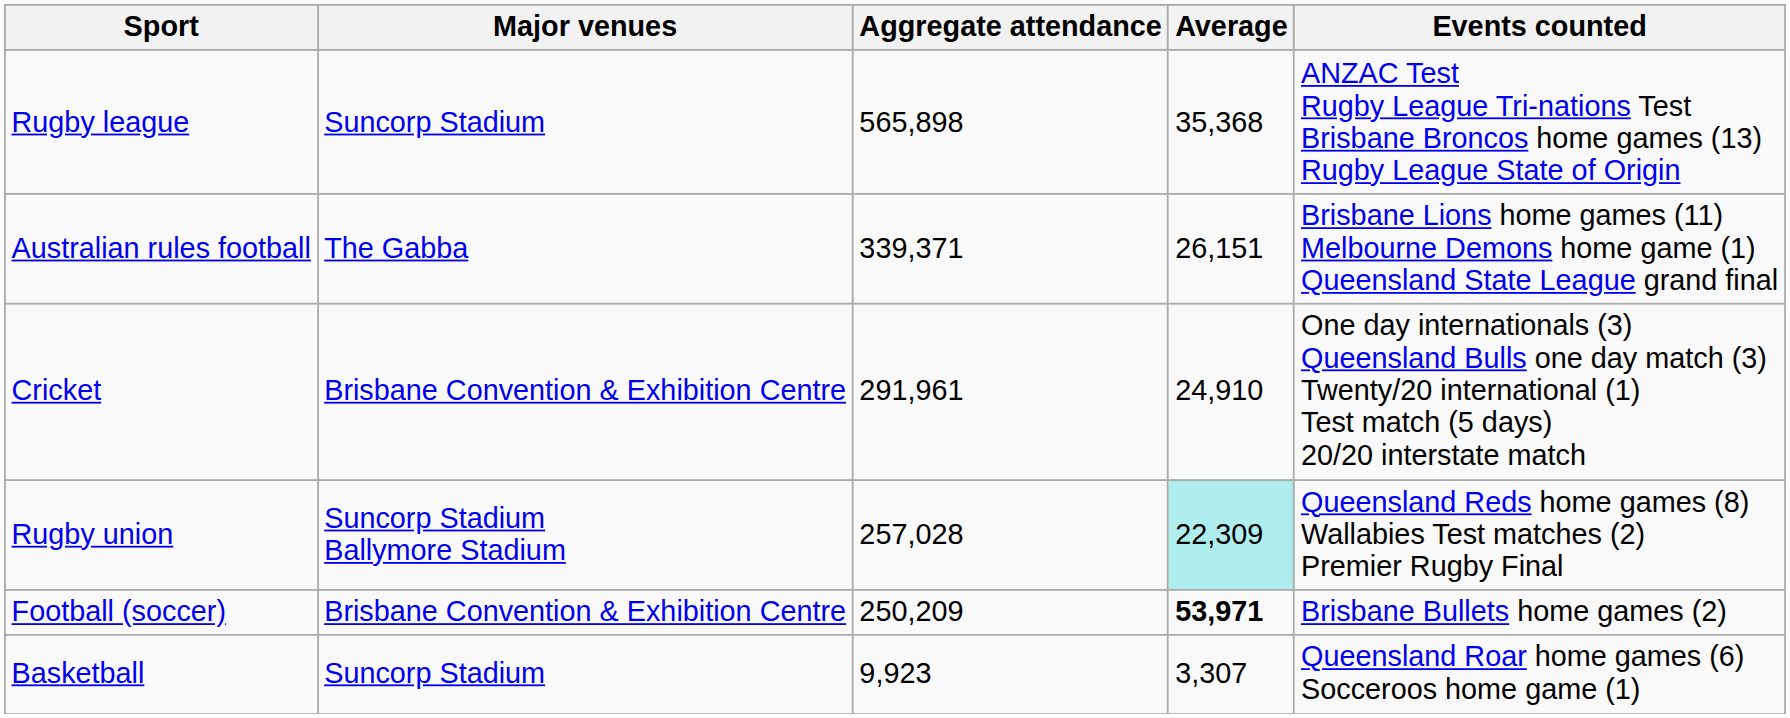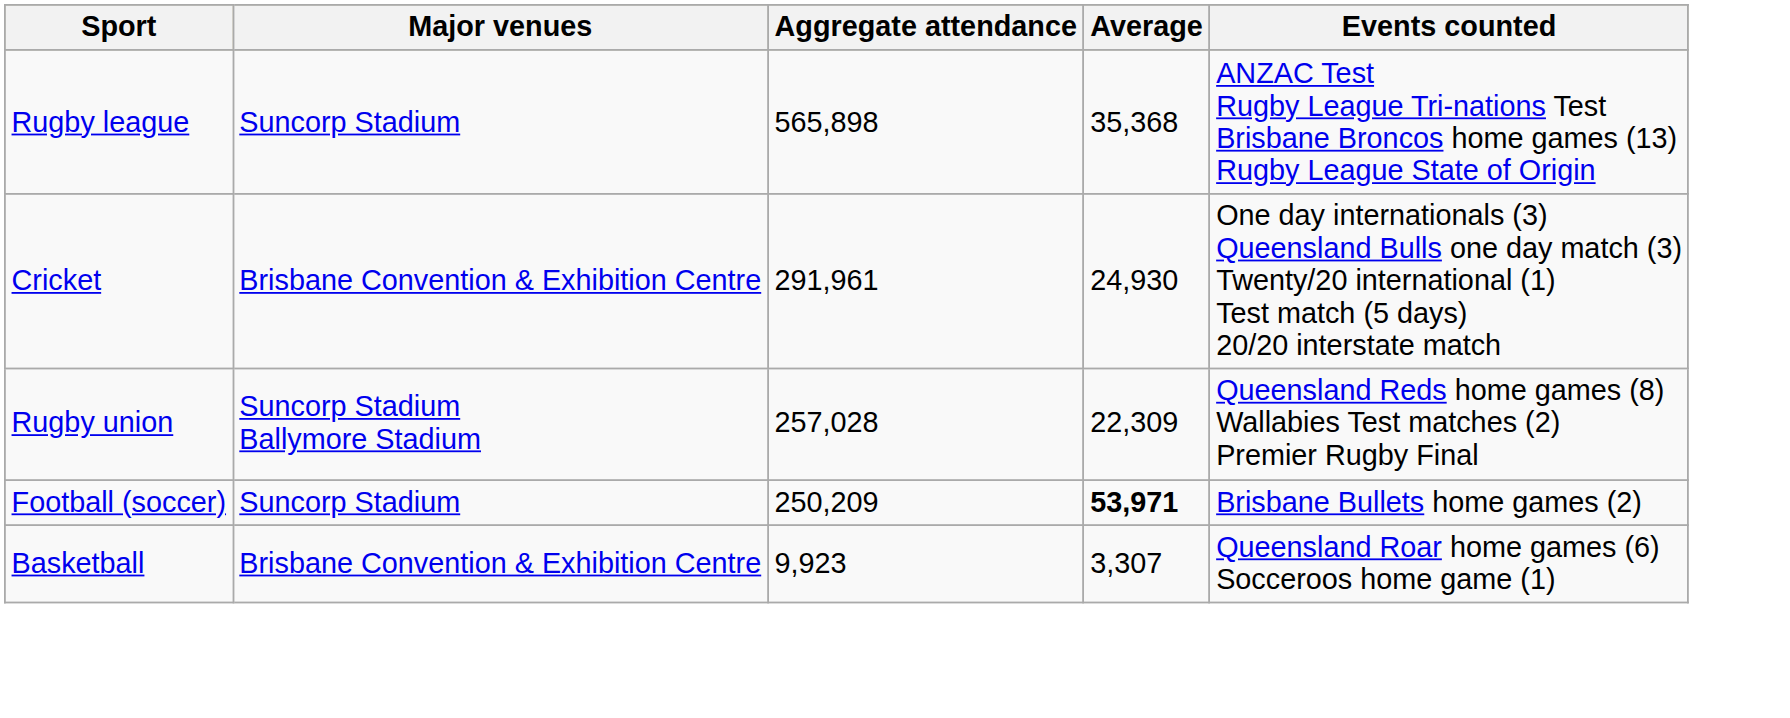- row: (161, 248)
(1219, 391) 24,910 -> (1134, 280) 24,930
(1219, 534) paleturquoise background -> (1134, 423) no background
(585, 612) Brisbane Convention & Exhibition Centre -> (350, 501) Suncorp Stadium
(435, 673) Suncorp Stadium -> (500, 563) Brisbane Convention & Exhibition Centre
